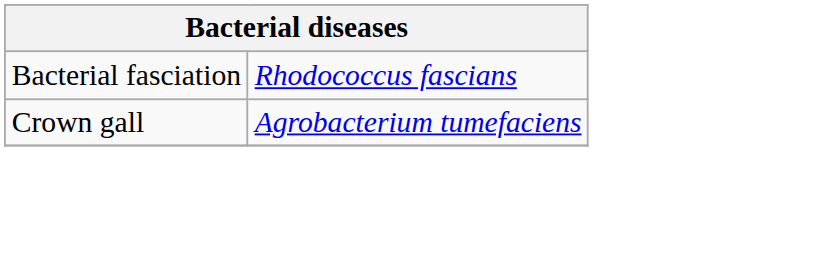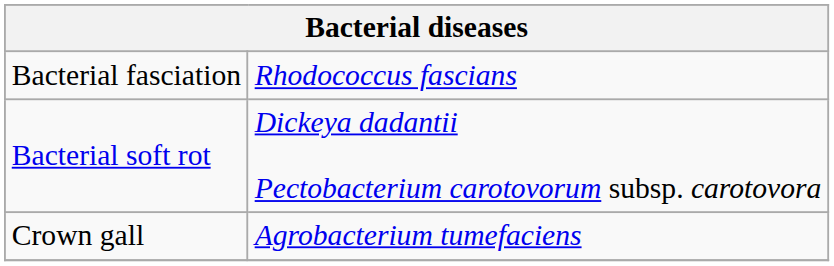+ row: (111, 155)
